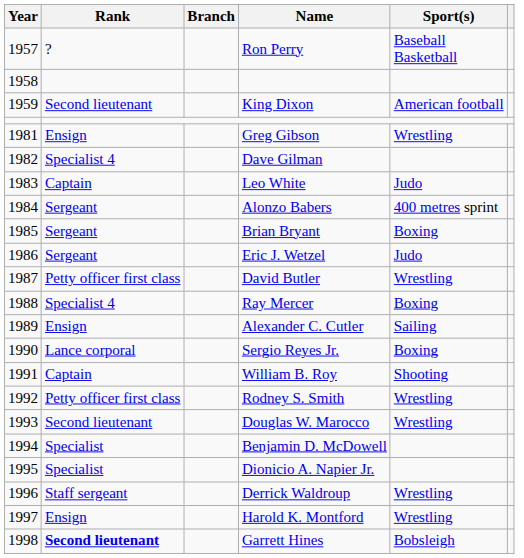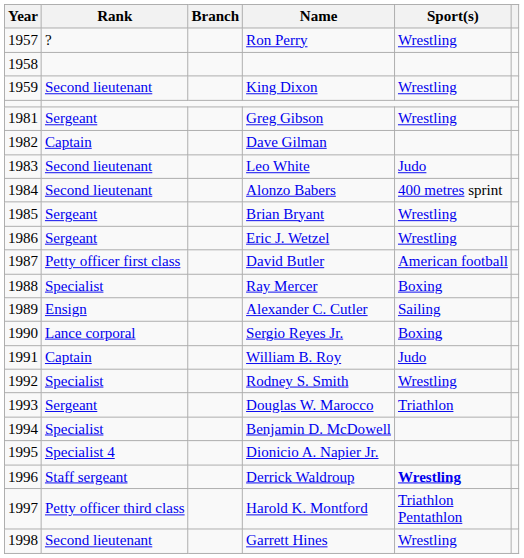(426, 48) Baseball Basketball -> (427, 40) Wrestling
(449, 104) American football -> (427, 87) Wrestling
(66, 135) Ensign -> (71, 118) Sergeant
(80, 159) Specialist 4 -> (68, 142) Captain
(68, 183) Captain -> (99, 166) Second lieutenant
(71, 207) Sergeant -> (99, 190) Second lieutenant
(416, 231) Boxing -> (427, 214) Wrestling
(408, 254) Judo -> (427, 238) Wrestling
(423, 278) Wrestling -> (453, 261) American football
(80, 302) Specialist 4 -> (74, 285) Specialist
(421, 374) Shooting -> (412, 357) Judo
(113, 398) Petty officer first class -> (74, 381) Specialist
(99, 421) Second lieutenant -> (71, 404) Sergeant
(423, 421) Wrestling -> (426, 404) Triathlon
(74, 469) Specialist -> (80, 452) Specialist 4
(423, 493) normal -> (429, 476) bold
(66, 517) Ensign -> (115, 508) Petty officer third class
(423, 517) Wrestling -> (430, 508) Triathlon Pentathlon
(102, 541) bold -> (99, 541) normal
(424, 541) Bobsleigh -> (427, 541) Wrestling
